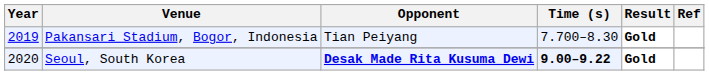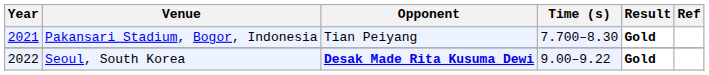(23, 37) 2019 -> (23, 37) 2021
(23, 59) 2020 -> (23, 59) 2022
(575, 59) bold -> (575, 59) normal
